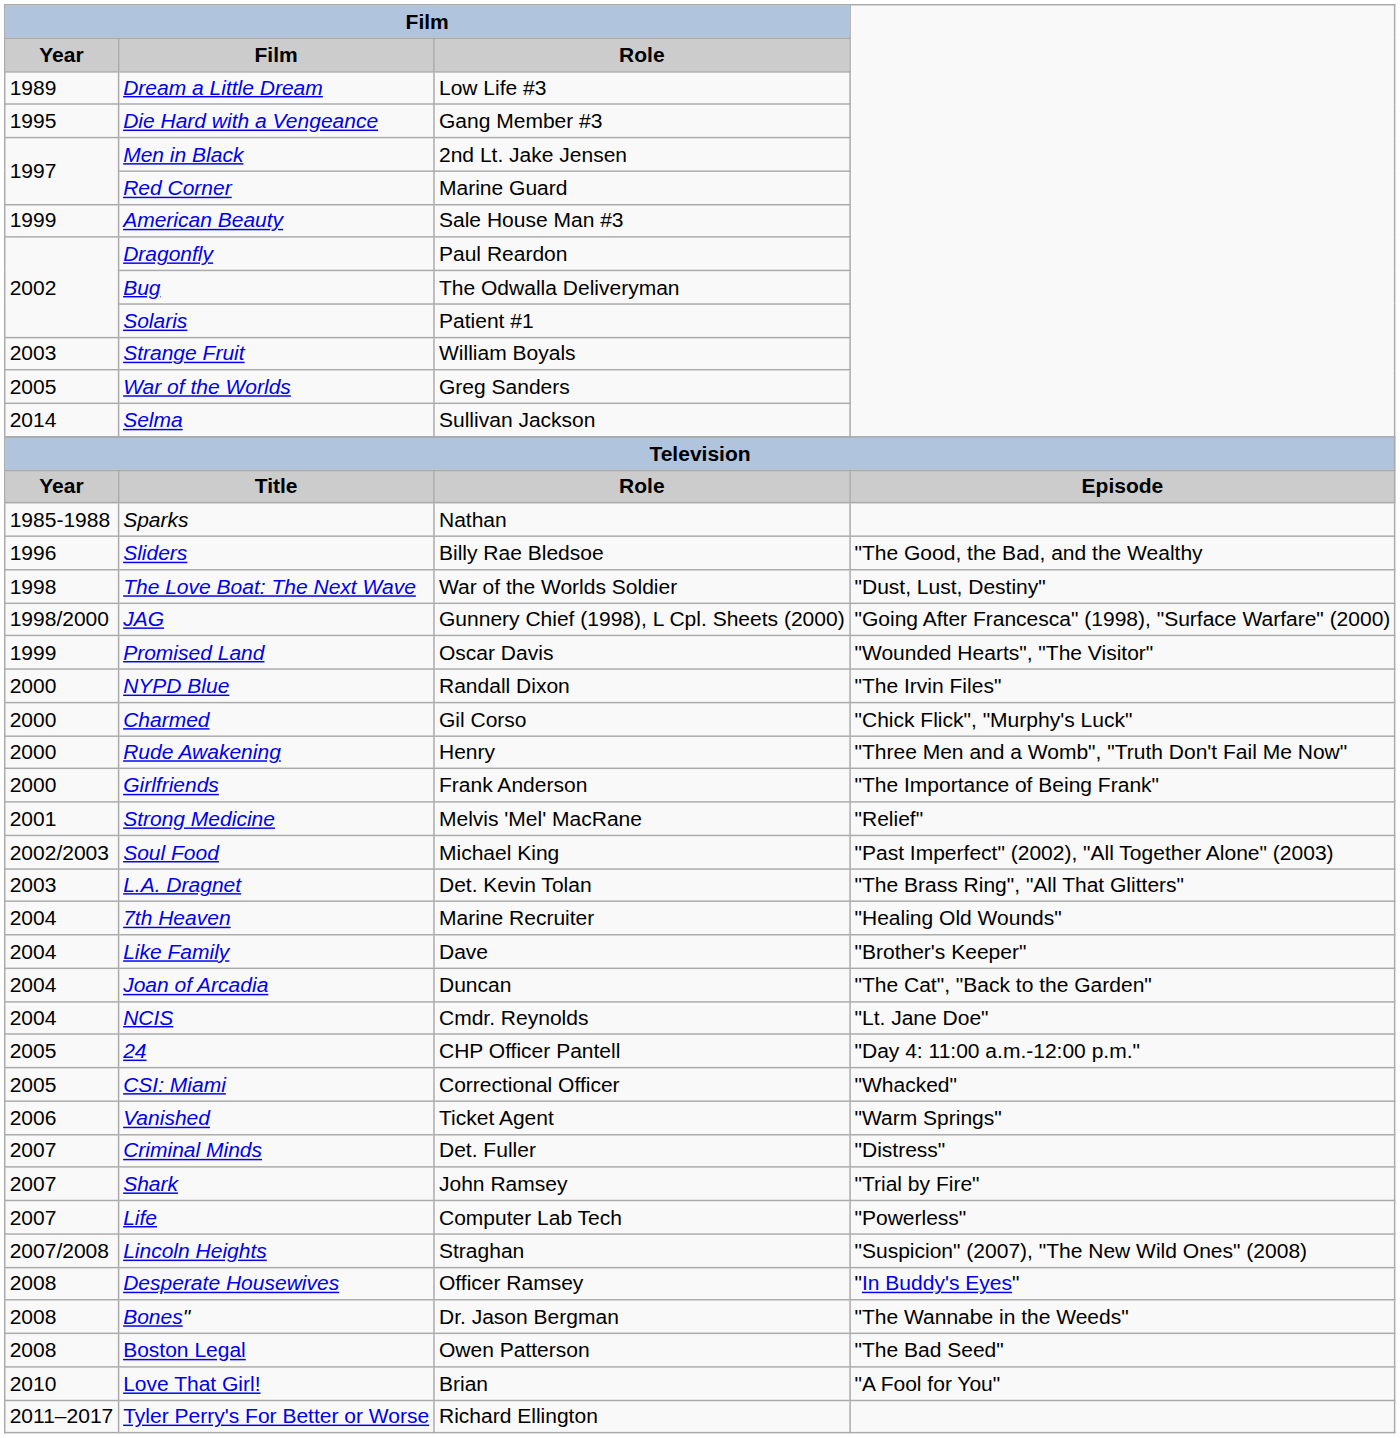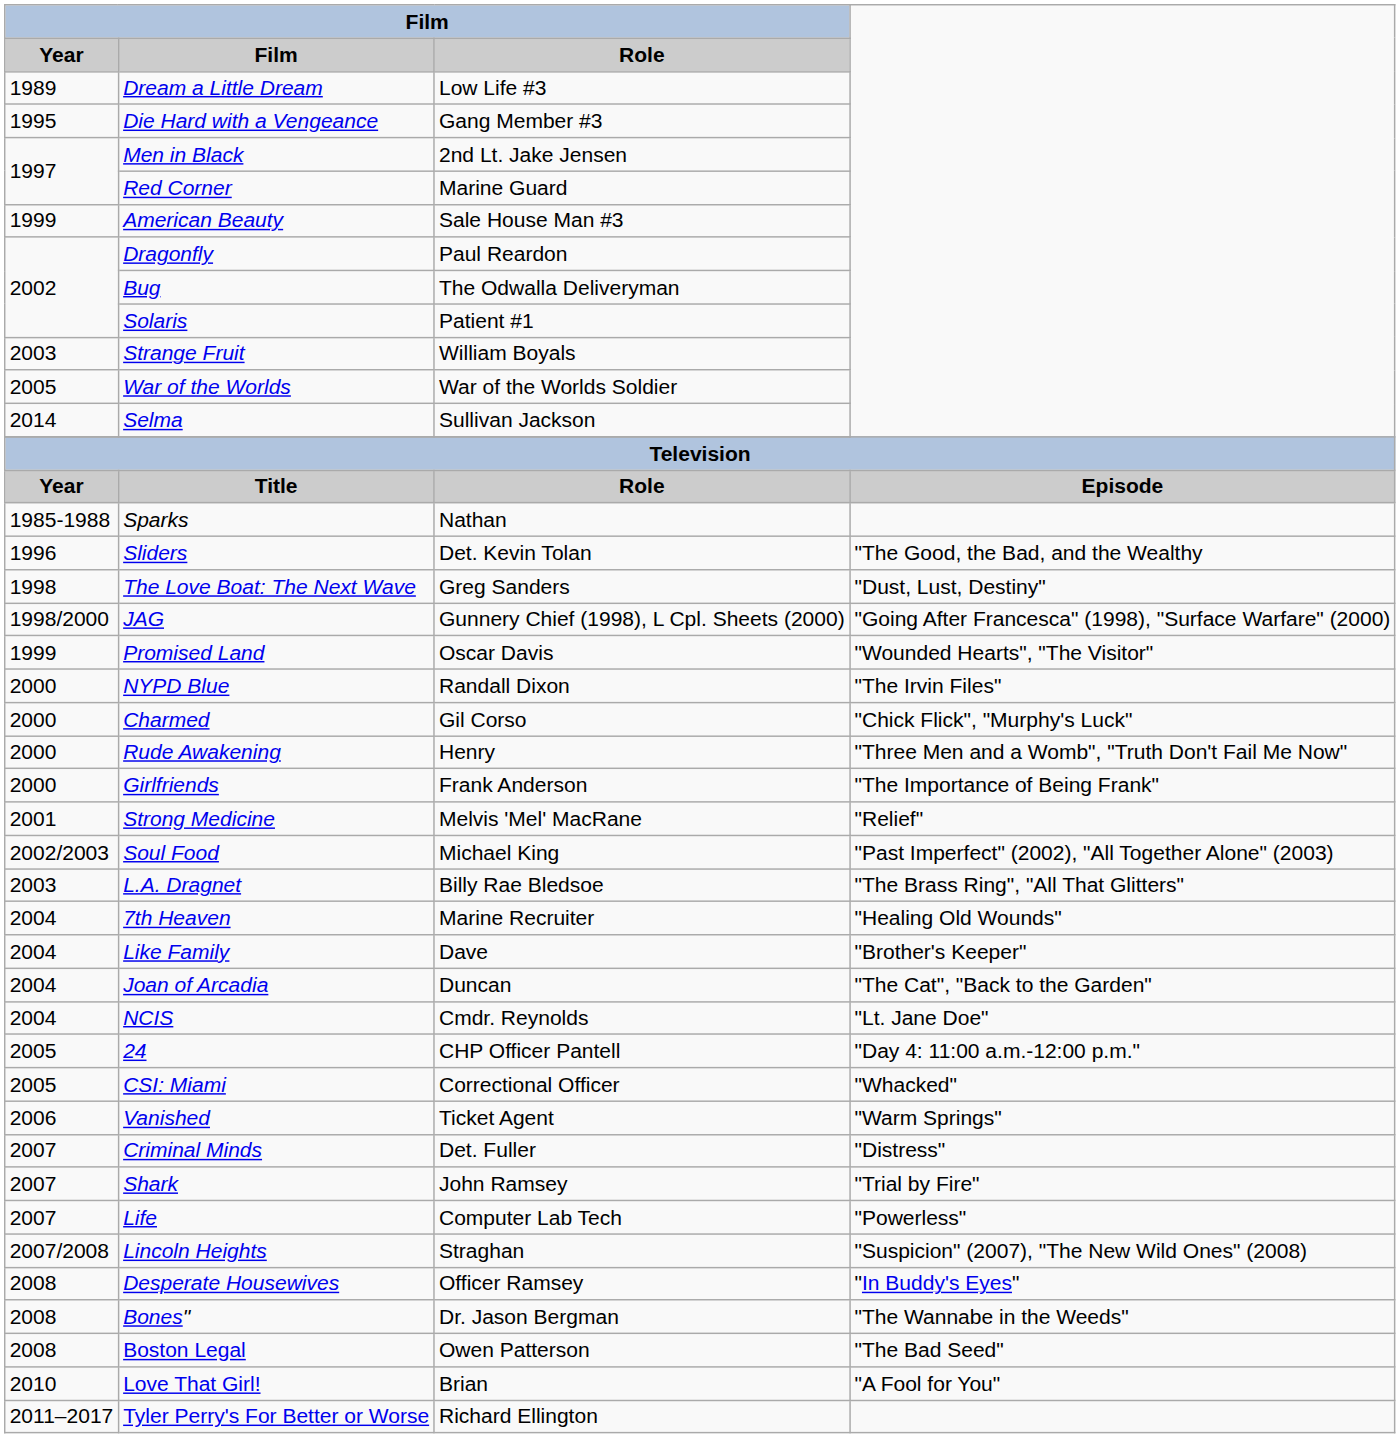(504, 387) Greg Sanders -> (558, 387) War of the Worlds Soldier
(521, 553) Billy Rae Bledsoe -> (515, 553) Det. Kevin Tolan
(558, 586) War of the Worlds Soldier -> (504, 586) Greg Sanders
(515, 885) Det. Kevin Tolan -> (521, 885) Billy Rae Bledsoe
